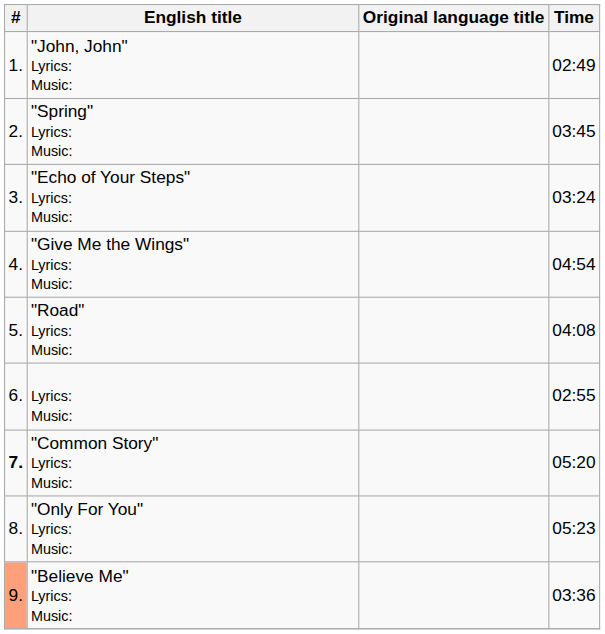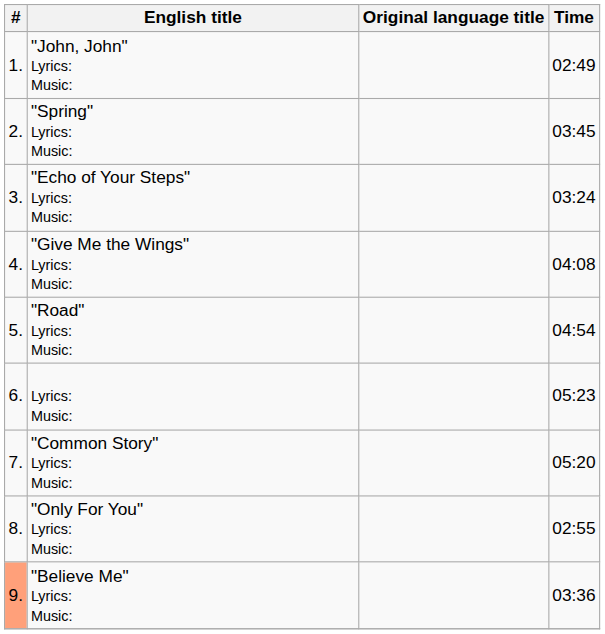(574, 263) 04:54 -> (574, 263) 04:08
(574, 330) 04:08 -> (574, 330) 04:54
(574, 396) 02:55 -> (574, 396) 05:23
(16, 462) bold -> (16, 462) normal
(574, 529) 05:23 -> (574, 529) 02:55
